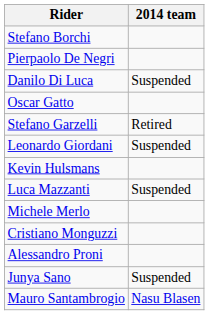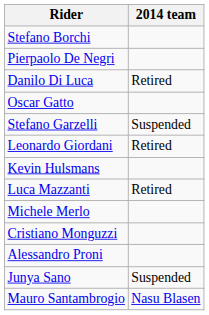(161, 80) Suspended -> (152, 80) Retired
(152, 124) Retired -> (161, 124) Suspended
(161, 146) Suspended -> (152, 146) Retired
(161, 189) Suspended -> (152, 189) Retired
